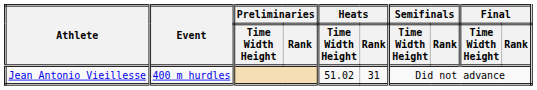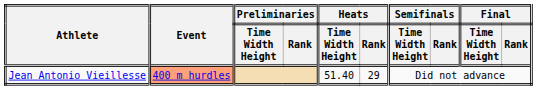(191, 75) no background -> (191, 75) lightsalmon background
(339, 75) 51.02 -> (339, 75) 51.40
(374, 75) 31 -> (374, 75) 29
